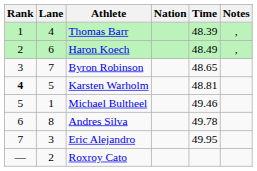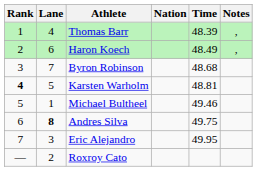(205, 67) 48.65 -> (205, 67) 48.68
(51, 121) normal -> (51, 121) bold
(205, 121) 49.78 -> (205, 121) 49.75
